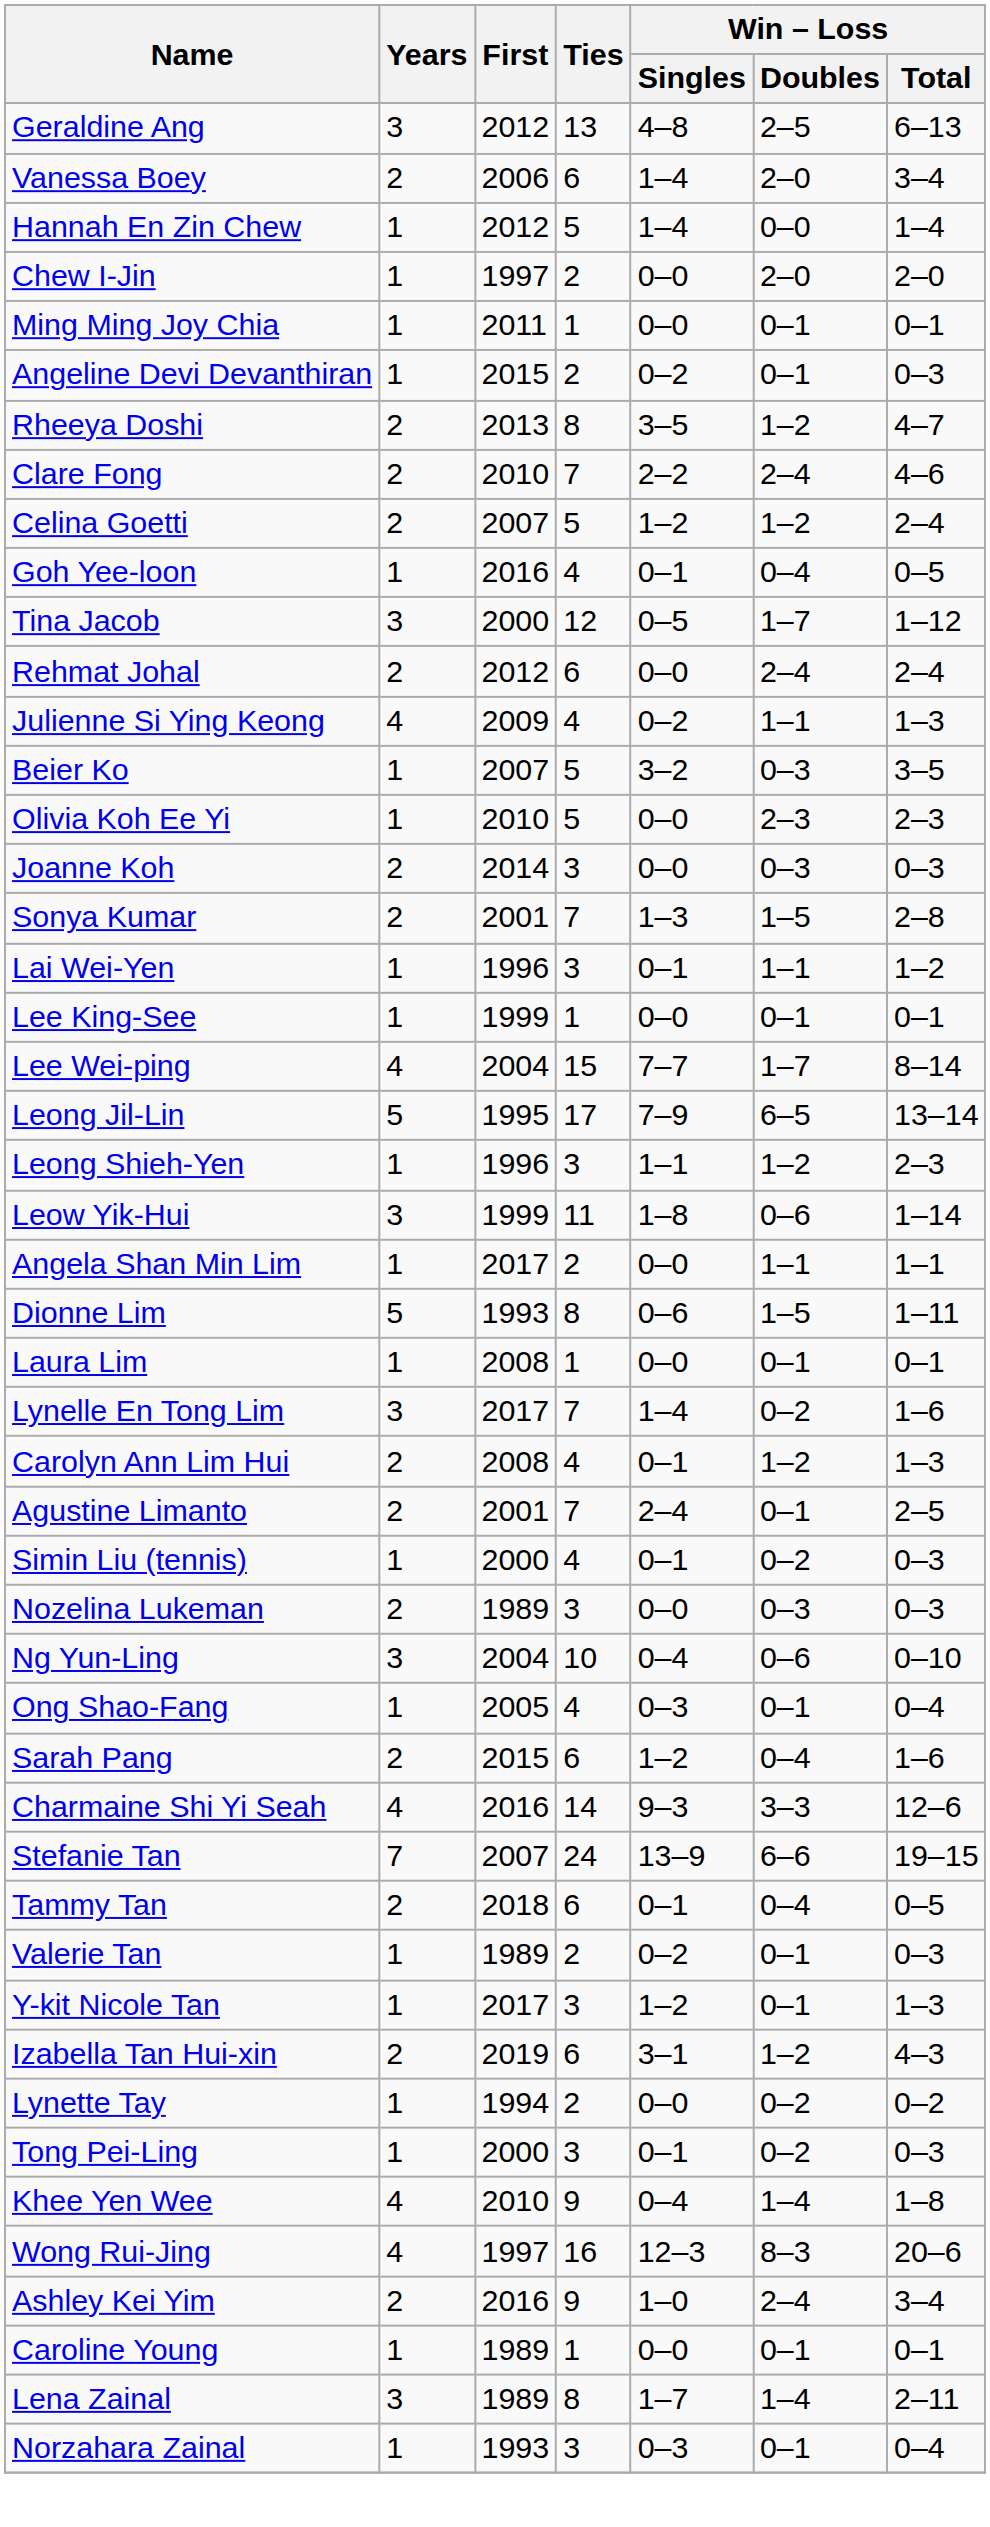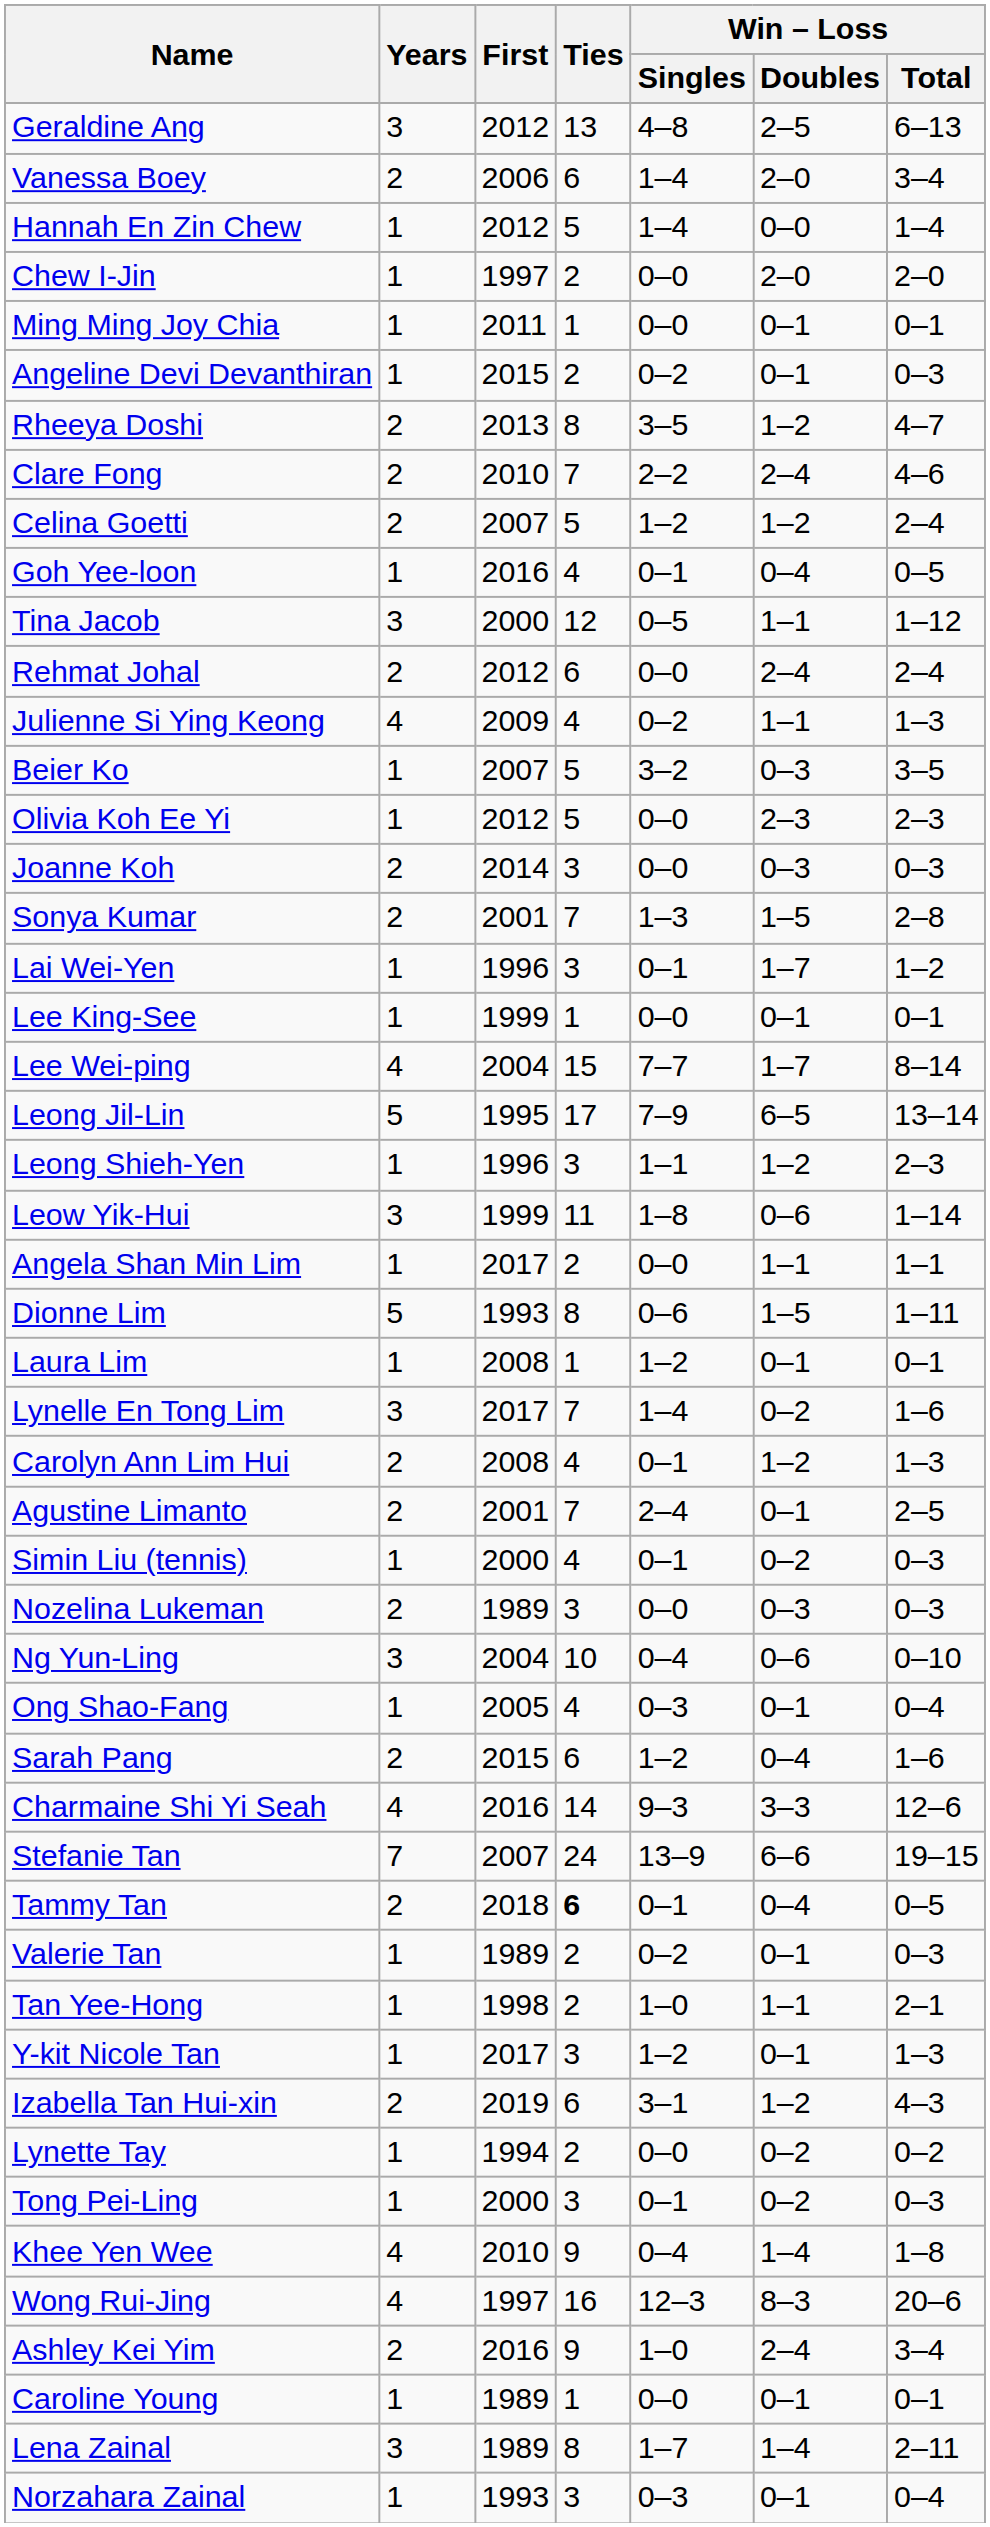(785, 621) 1–7 -> (785, 621) 1–1
(515, 818) 2010 -> (515, 818) 2012
(785, 966) 1–1 -> (785, 966) 1–7
(663, 1361) 0–0 -> (663, 1361) 1–2
(572, 1904) normal -> (572, 1904) bold
+ row: (108, 2003)
